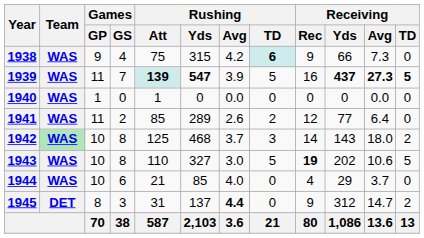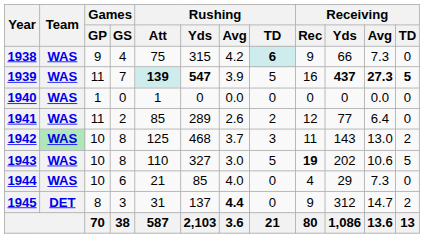(310, 139) 14 -> (310, 139) 11
(380, 139) 18.0 -> (380, 139) 13.0
(380, 181) 3.7 -> (380, 181) 7.3
